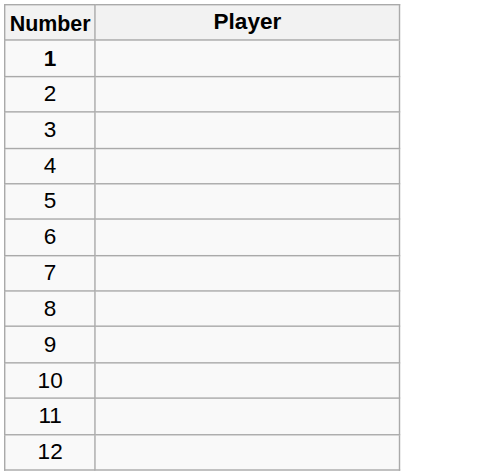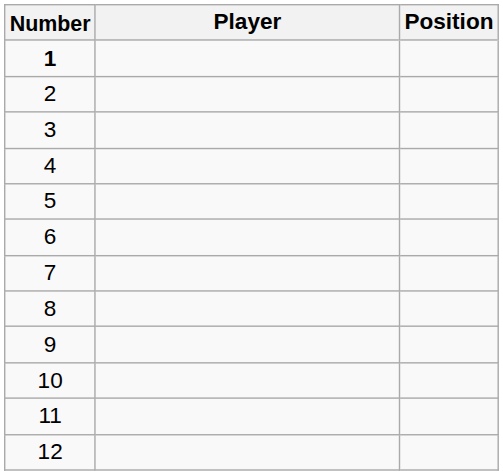+ column: (449, 22)
